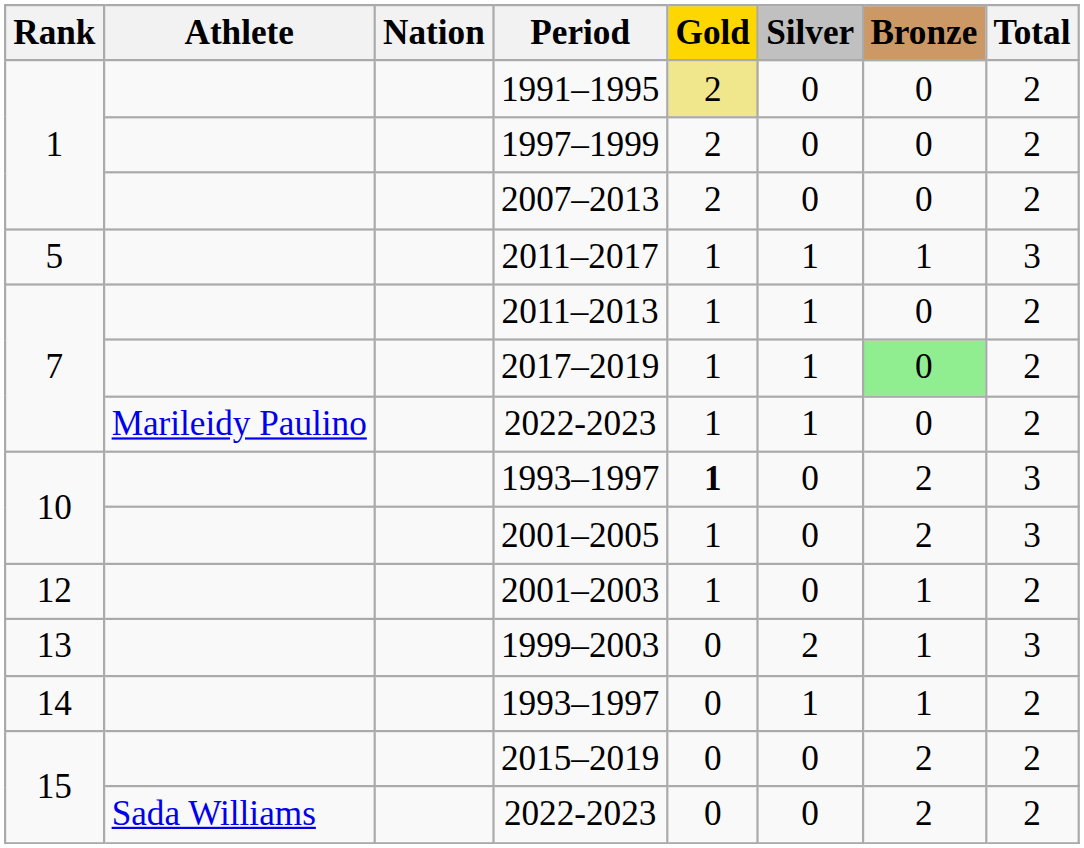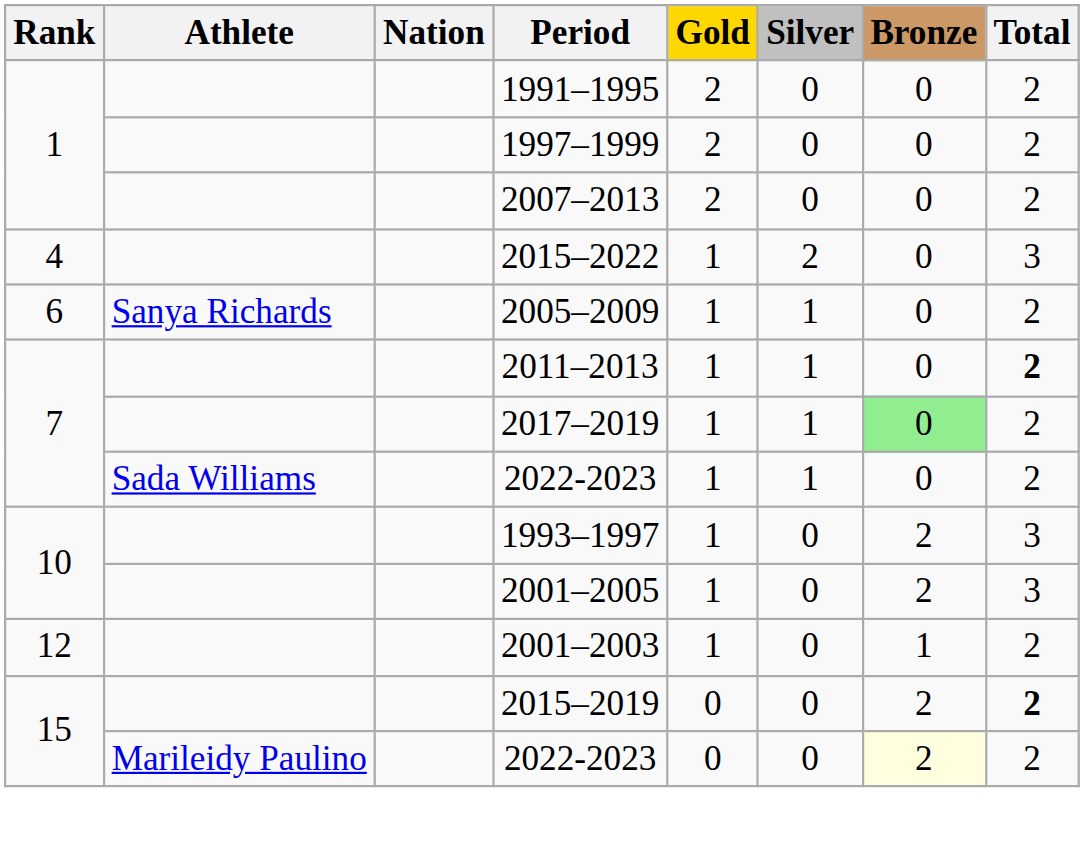(713, 88) khaki background -> (713, 88) no background
+ row: (54, 255)
- row: (54, 255)
+ row: (54, 311)
(1032, 311) normal -> (1032, 367) bold
(239, 423) Marileidy Paulino -> (214, 479) Sada Williams
(713, 479) bold -> (713, 534) normal
- row: (54, 646)
- row: (54, 702)
(1032, 758) normal -> (1032, 702) bold
(214, 813) Sada Williams -> (239, 758) Marileidy Paulino
(924, 813) no background -> (924, 758) lightyellow background
